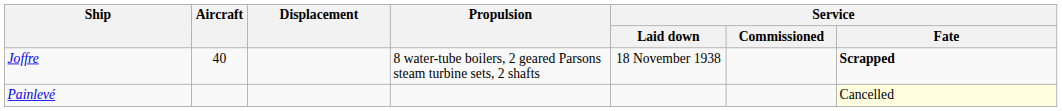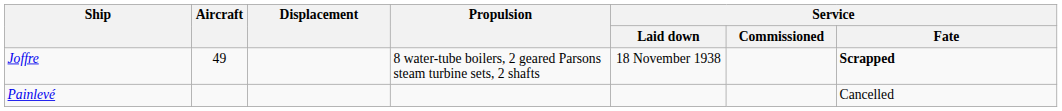(219, 58) 40 -> (219, 58) 49
(867, 95) lightyellow background -> (867, 95) no background
